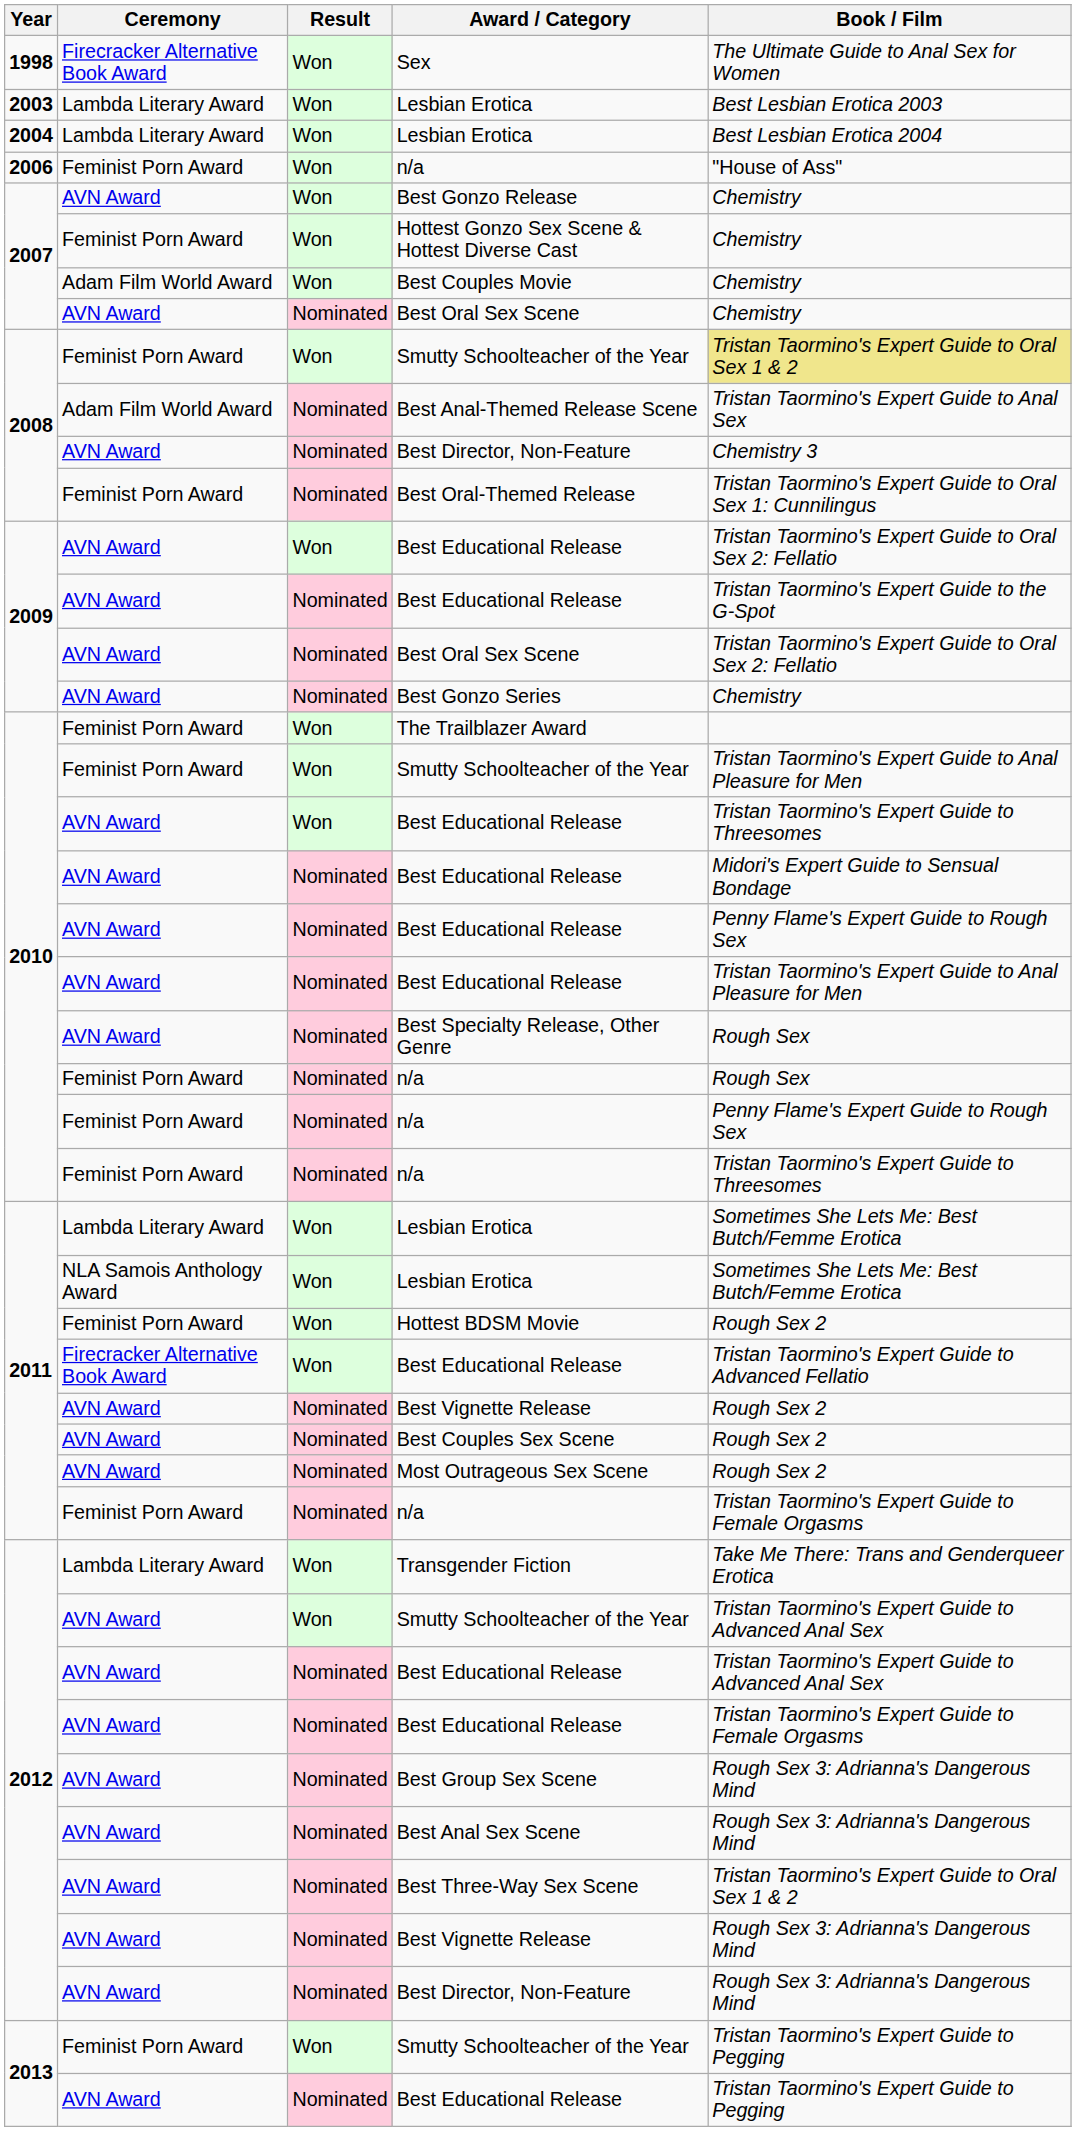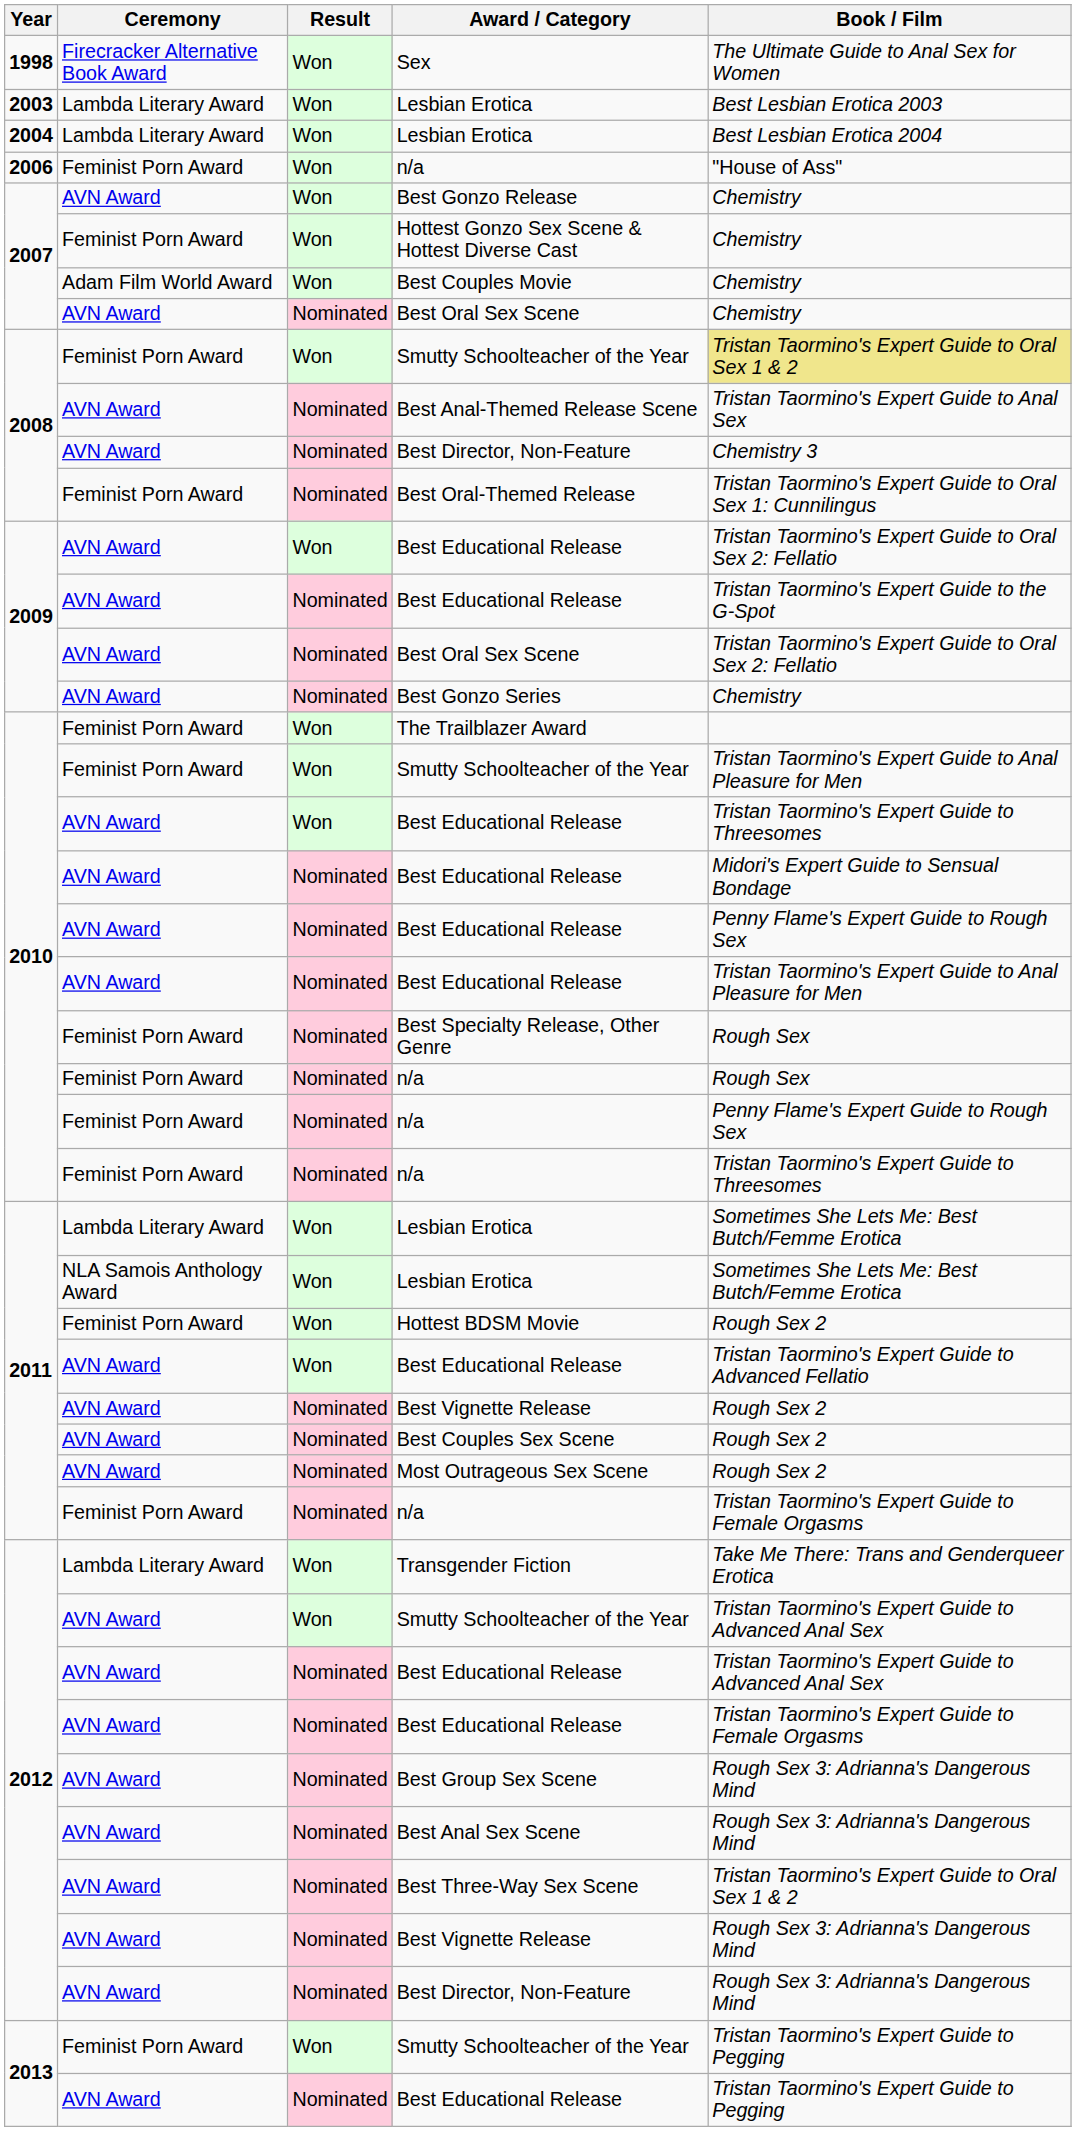(167, 409) Adam Film World Award -> (111, 409) AVN Award
(111, 1036) AVN Award -> (153, 1036) Feminist Porn Award
(160, 1366) Firecracker Alternative Book Award -> (111, 1366) AVN Award
